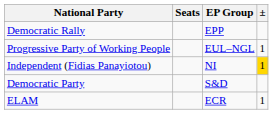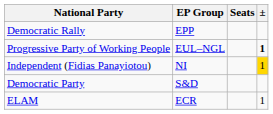columns swapped: (230, 13) <-> (188, 13)
(262, 48) normal -> (262, 48) bold
